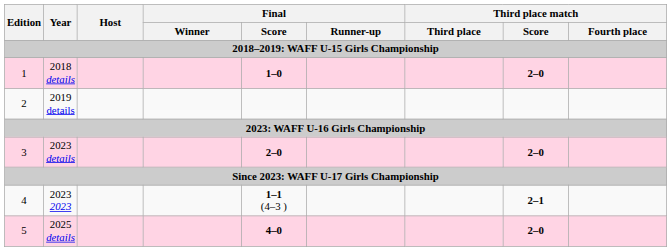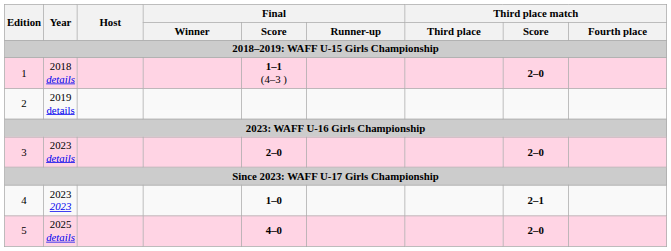(274, 73) 1–0 -> (274, 73) 1–1 (4–3 )
(274, 200) 1–1 (4–3 ) -> (274, 200) 1–0
